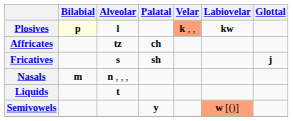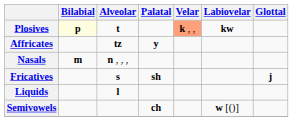(118, 28) l -> (118, 28) t
(156, 44) ch -> (156, 44) y
rows swapped: (32, 60) <-> (32, 76)
(118, 92) t -> (118, 92) l
(156, 108) y -> (156, 108) ch
(227, 108) lightsalmon background -> (227, 108) no background
